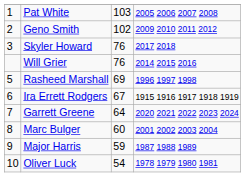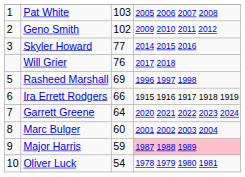(119, 46) 76 -> (119, 46) 77
(155, 46) 2017 2018 -> (166, 46) 2014 2015 2016
(166, 63) 2014 2015 2016 -> (155, 63) 2017 2018
(119, 96) 67 -> (119, 96) 66
(166, 147) no background -> (166, 147) pink background
